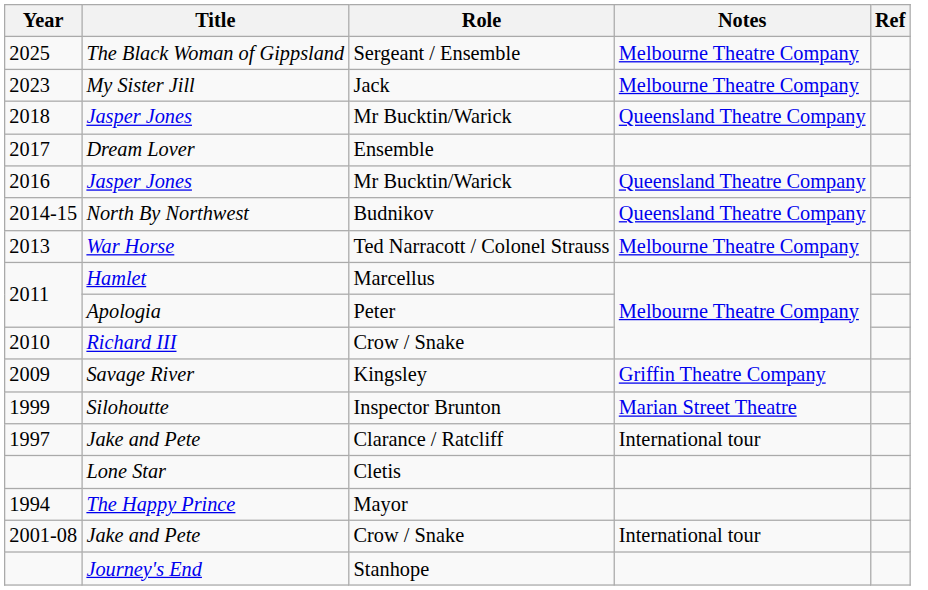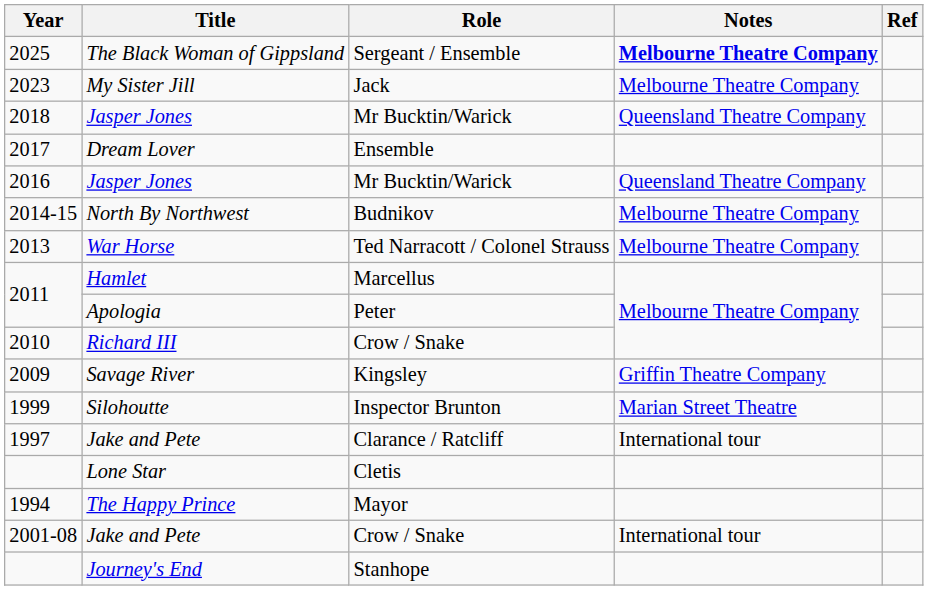(739, 52) normal -> (748, 52) bold
(742, 213) Queensland Theatre Company -> (739, 213) Melbourne Theatre Company
